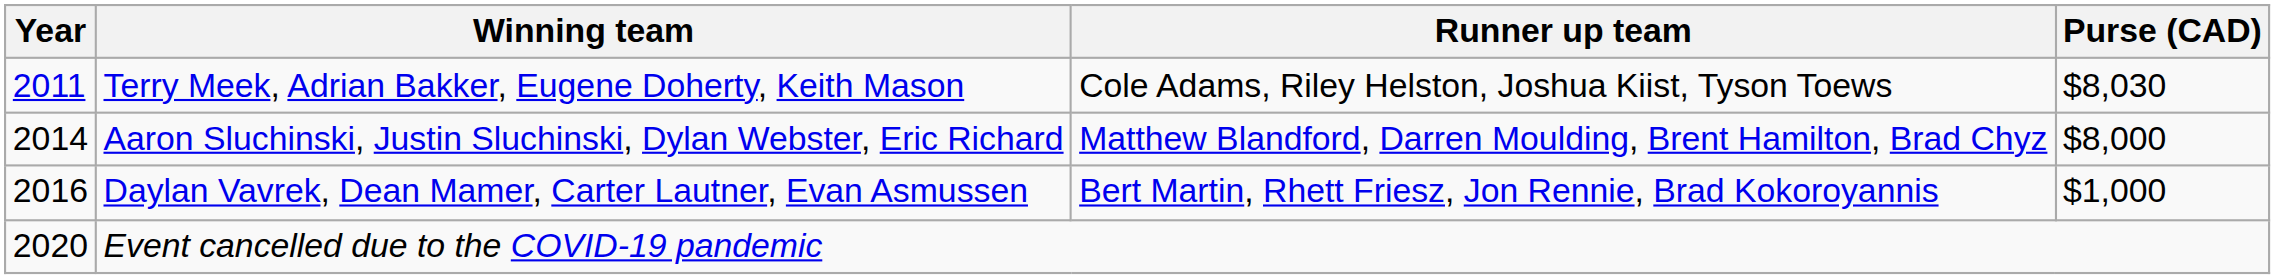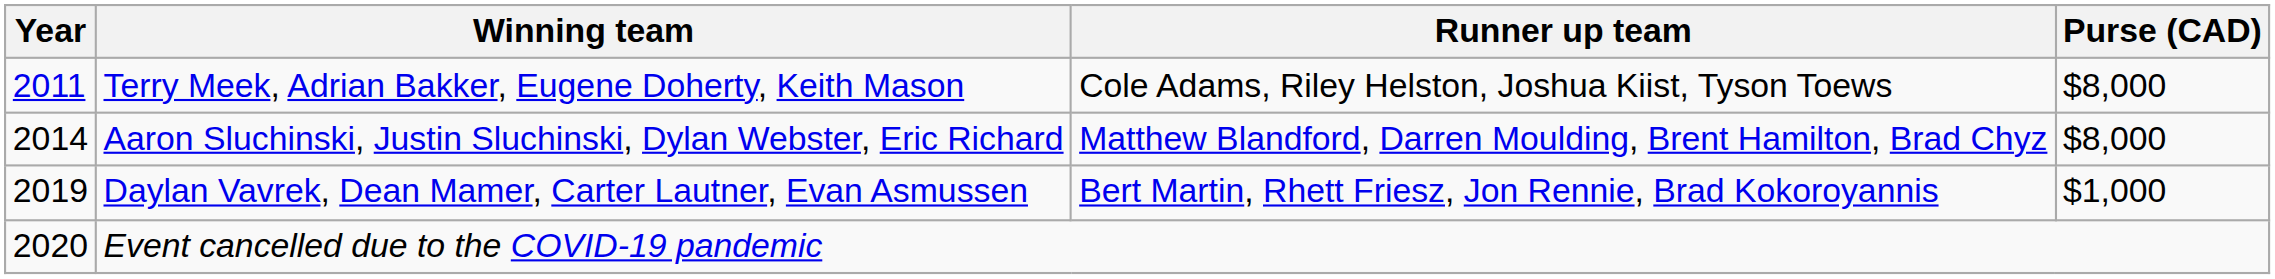(2115, 84) $8,030 -> (2115, 84) $8,000
(50, 191) 2016 -> (50, 191) 2019
